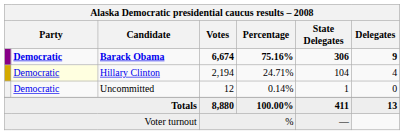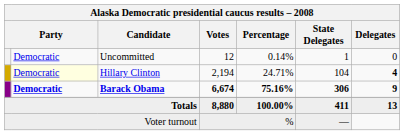rows swapped: (132, 57) <-> (127, 89)
(395, 73) normal -> (395, 73) bold
